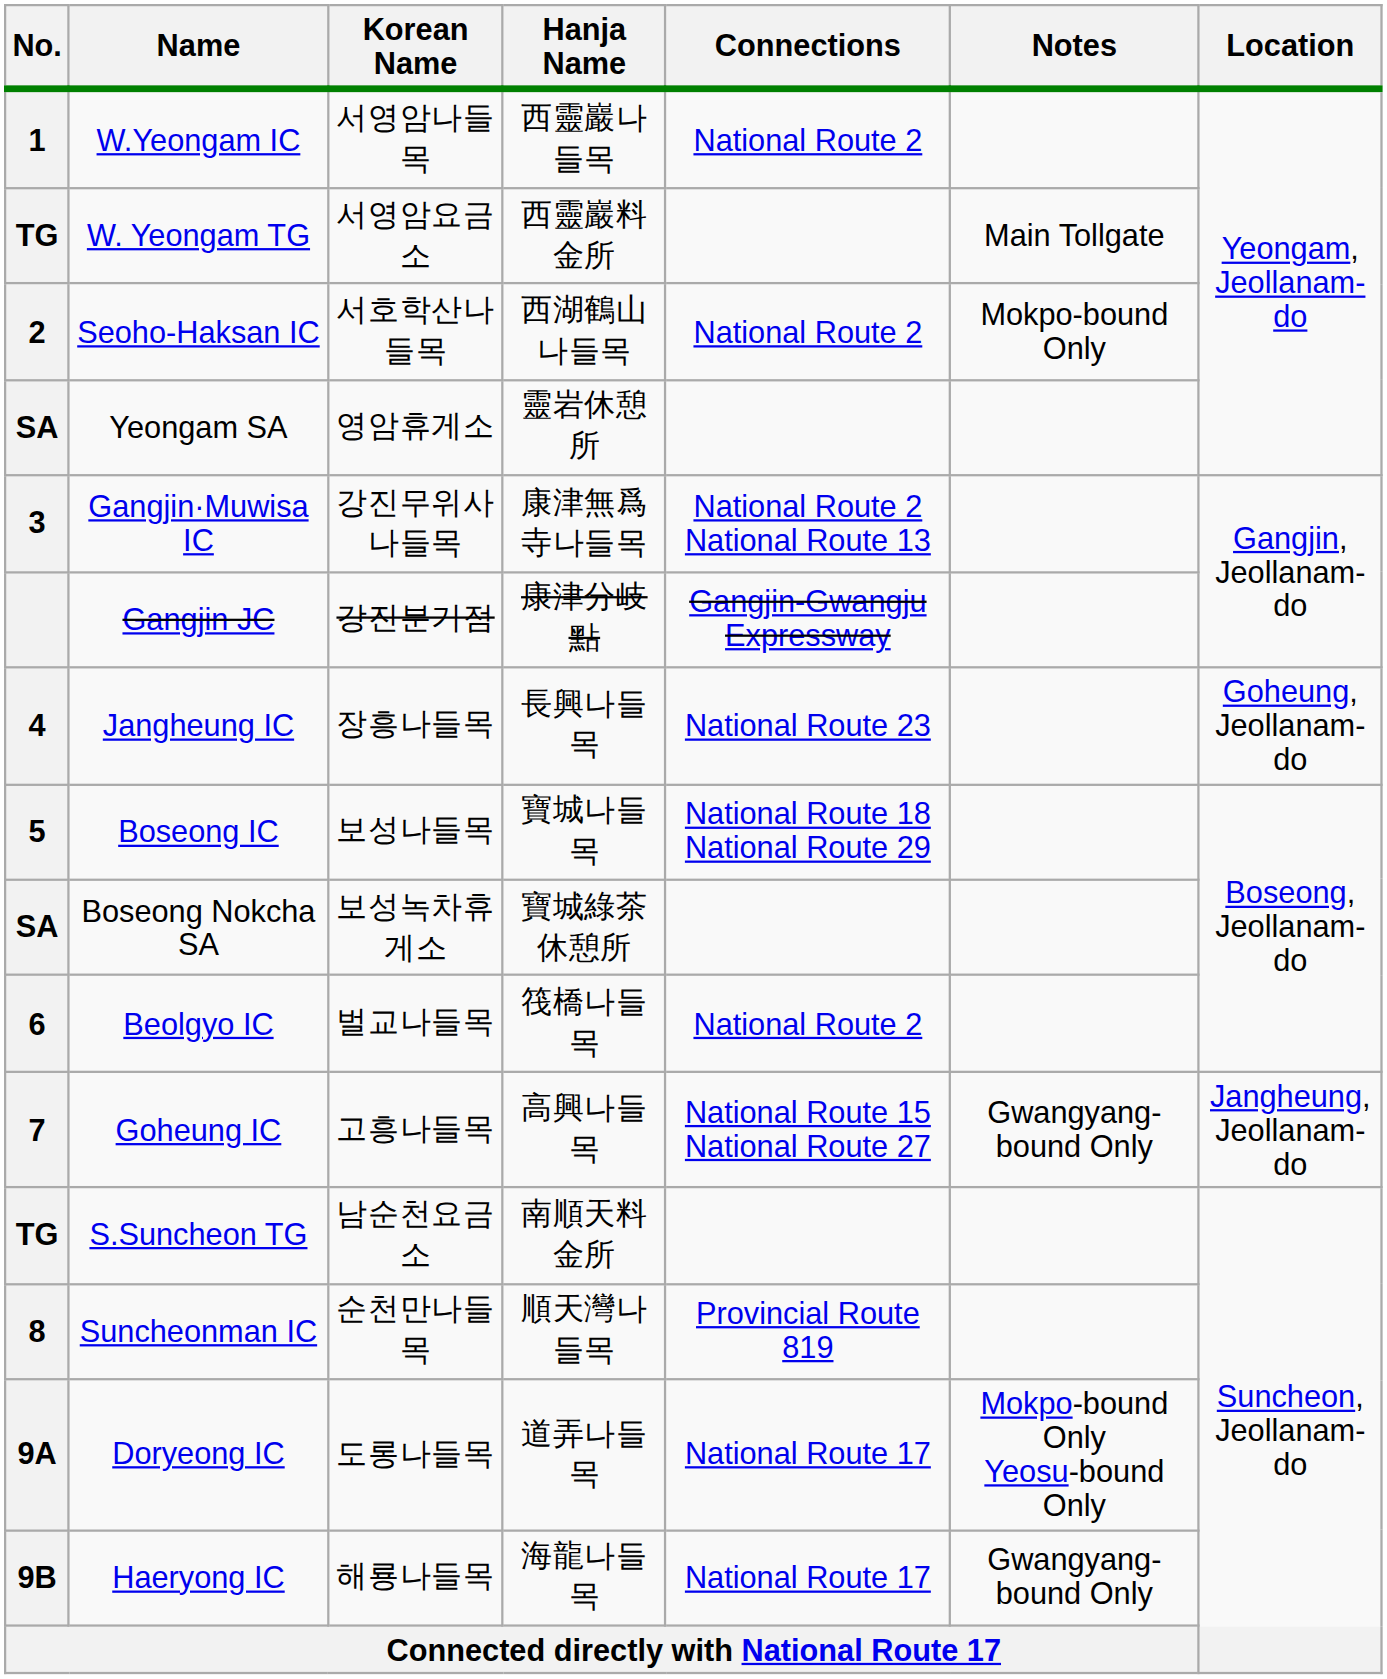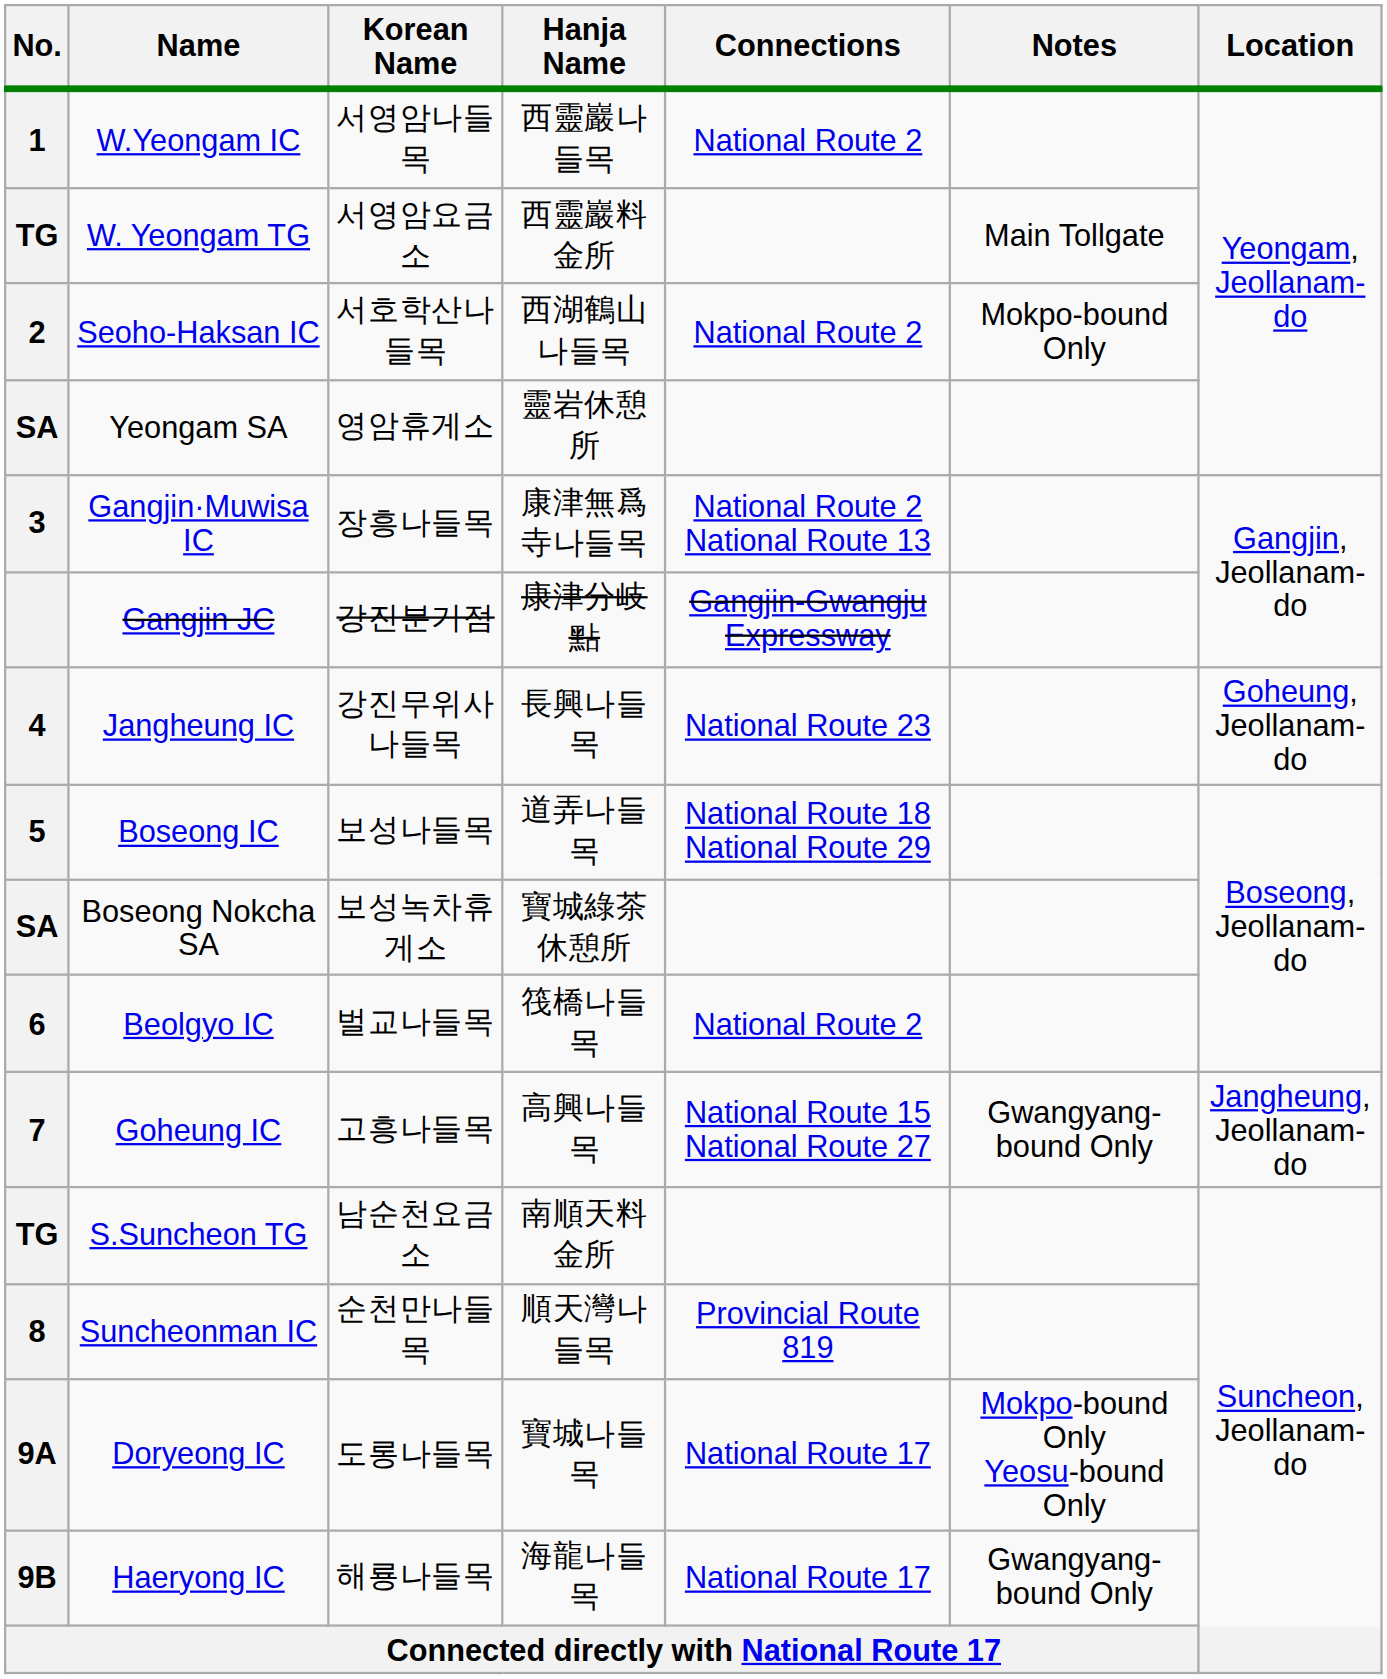(416, 522) 강진무위사나들목 -> (416, 522) 장흥나들목
(416, 724) 장흥나들목 -> (416, 724) 강진무위사나들목
(584, 830) 寶城나들목 -> (584, 830) 道弄나들목
(584, 1453) 道弄나들목 -> (584, 1453) 寶城나들목
